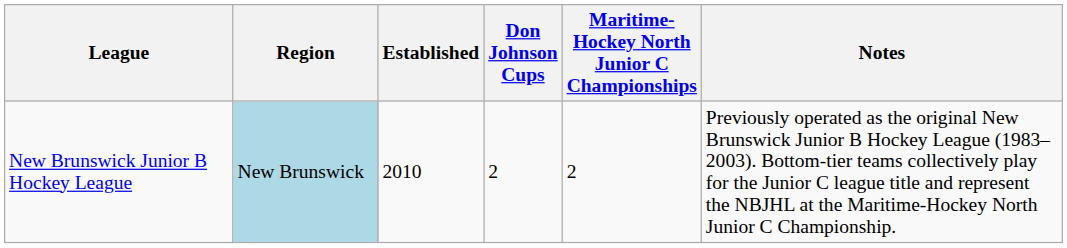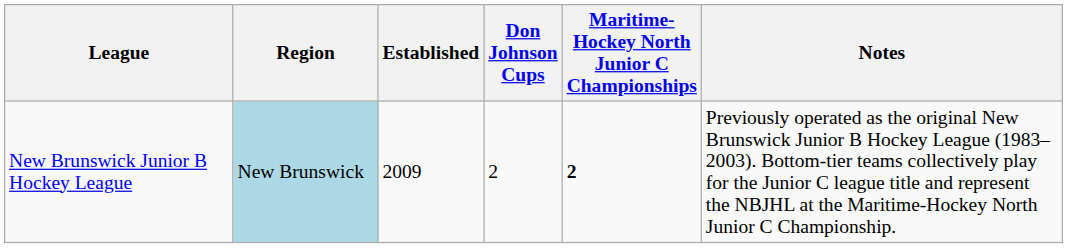(402, 171) 2010 -> (402, 171) 2009
(572, 171) normal -> (572, 171) bold
